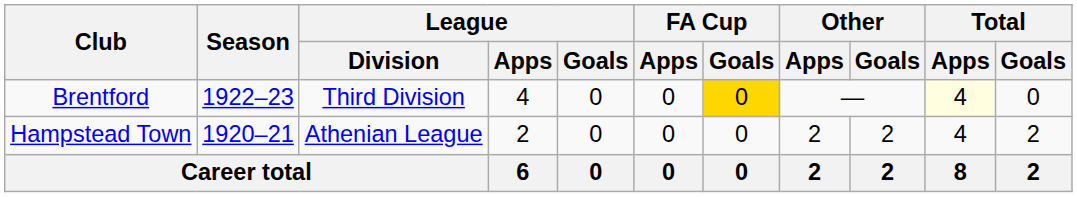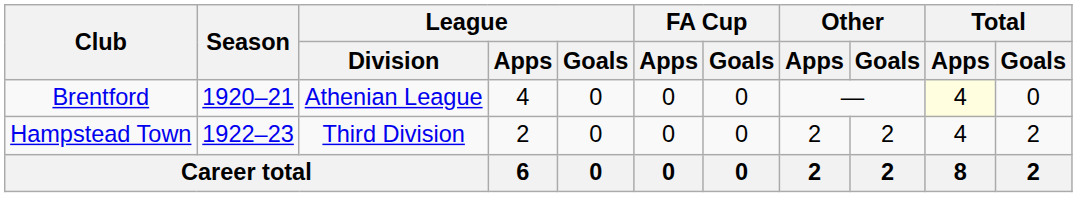(248, 97) 1922–23 -> (248, 97) 1920–21
(394, 97) Third Division -> (394, 97) Athenian League
(742, 97) gold background -> (742, 97) no background
(248, 135) 1920–21 -> (248, 135) 1922–23
(394, 135) Athenian League -> (394, 135) Third Division
